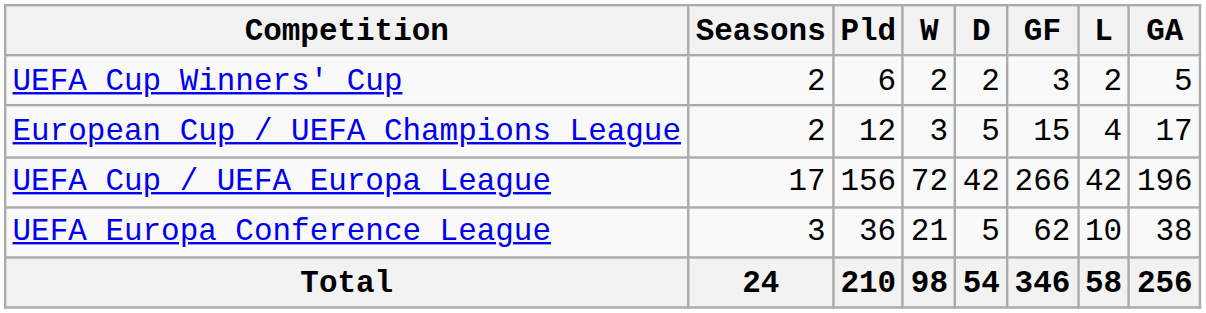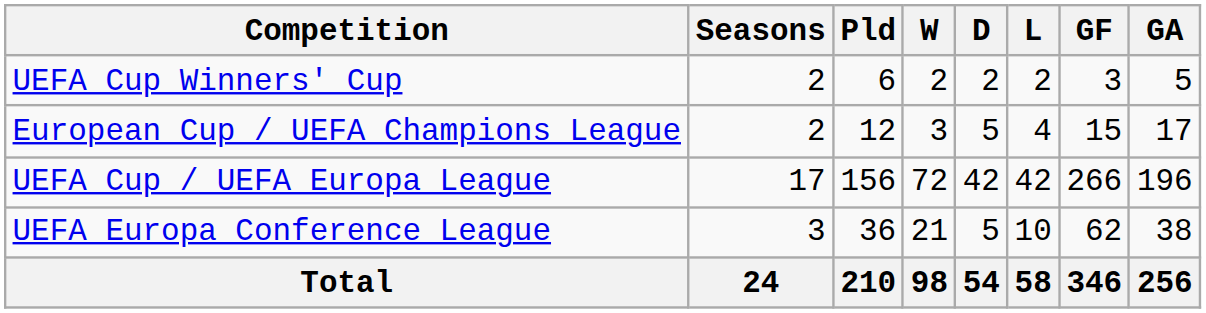columns swapped: (1104, 30) <-> (1042, 30)
